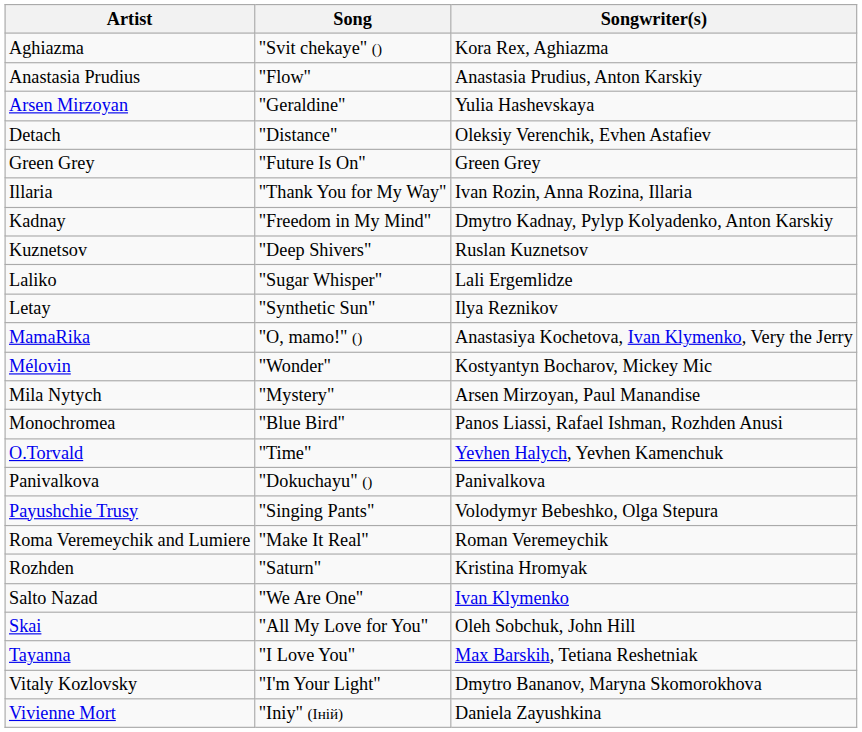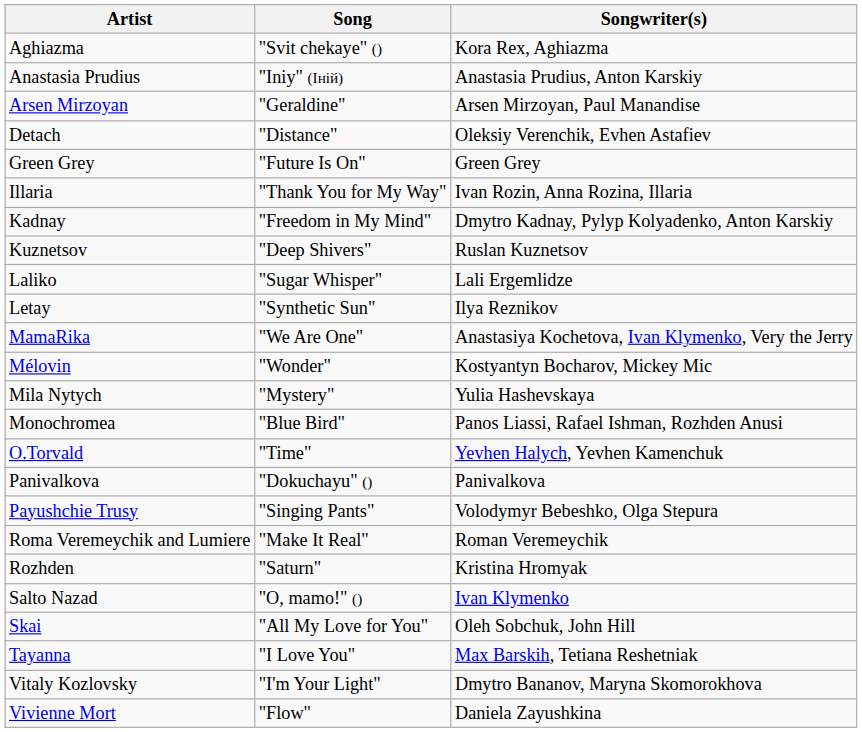(285, 76) "Flow" -> (301, 76) "Iniy" (Іній)
(525, 105) Yulia Hashevskaya -> (578, 105) Arsen Mirzoyan, Paul Manandise
(310, 337) "O, mamo!" () -> (311, 337) "We Are One"
(578, 395) Arsen Mirzoyan, Paul Manandise -> (525, 395) Yulia Hashevskaya
(311, 597) "We Are One" -> (310, 597) "O, mamo!" ()
(301, 713) "Iniy" (Іній) -> (285, 713) "Flow"
